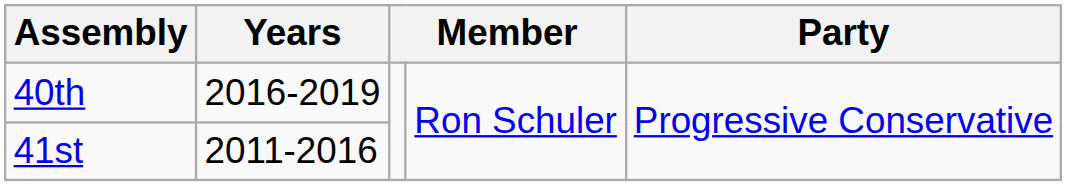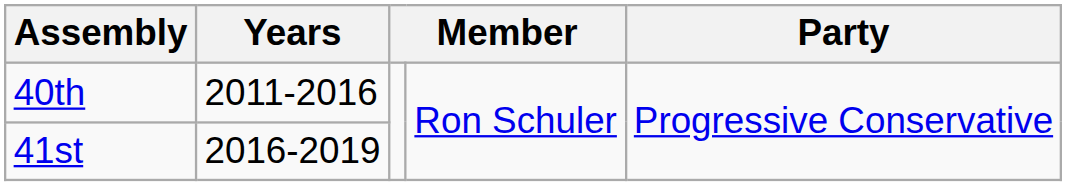(292, 92) 2016-2019 -> (291, 92) 2011-2016
(291, 150) 2011-2016 -> (292, 150) 2016-2019
